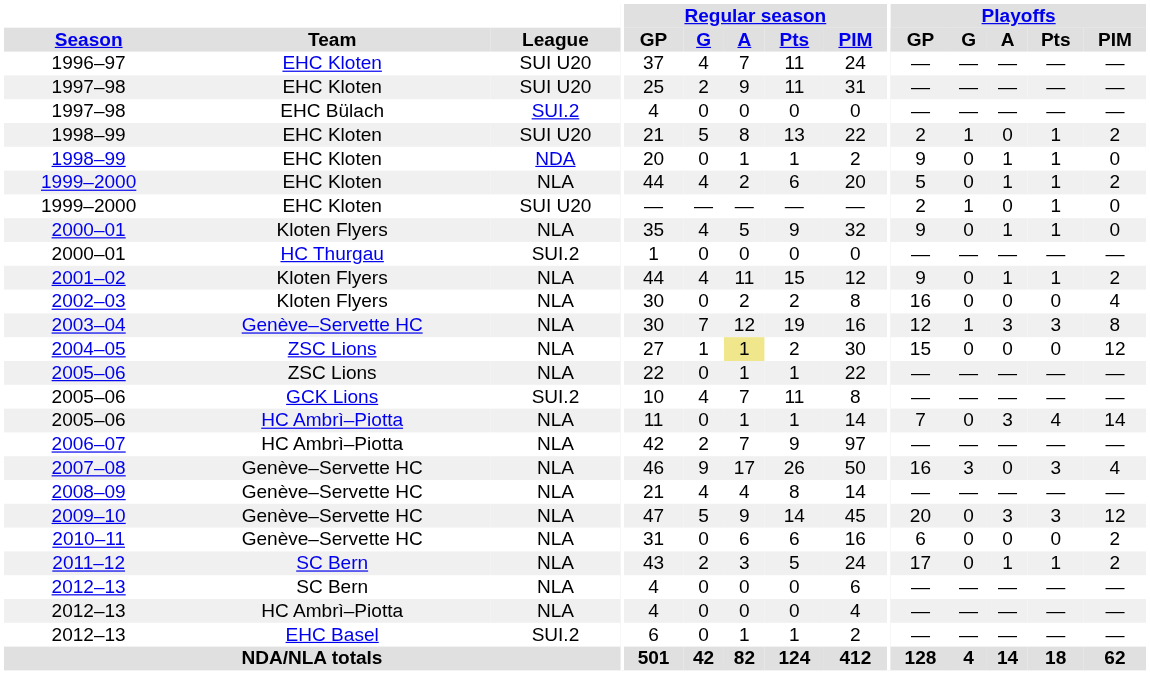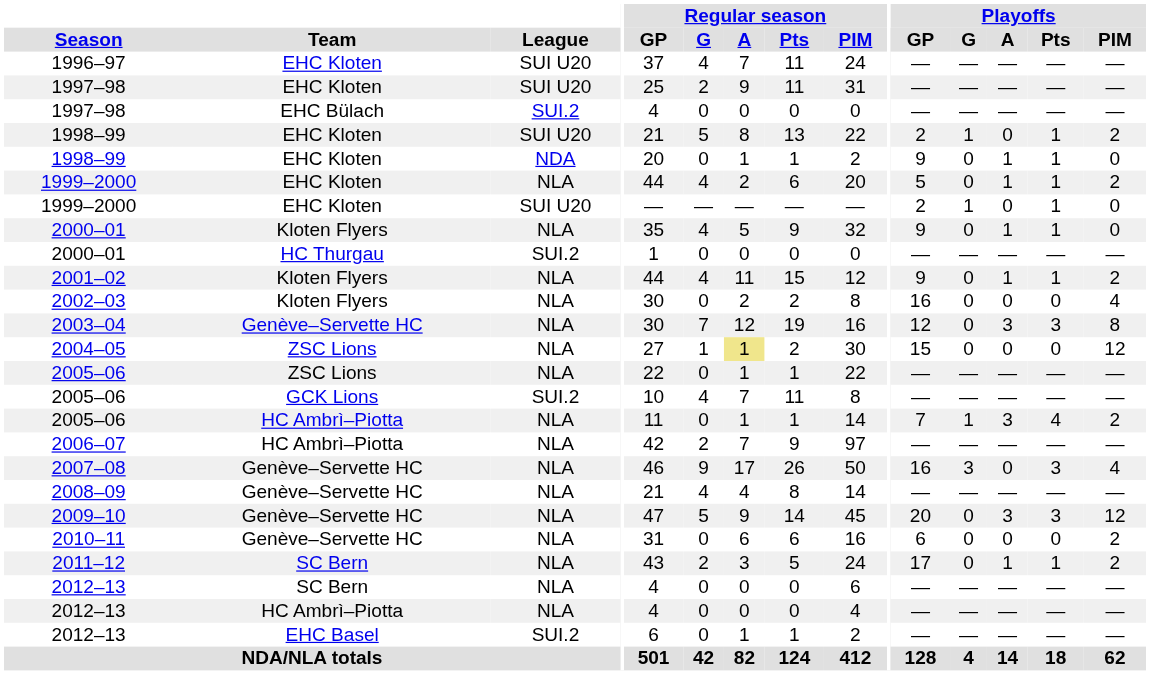(969, 325) 1 -> (969, 325) 0
(969, 420) 0 -> (969, 420) 1
(1115, 420) 14 -> (1115, 420) 2
